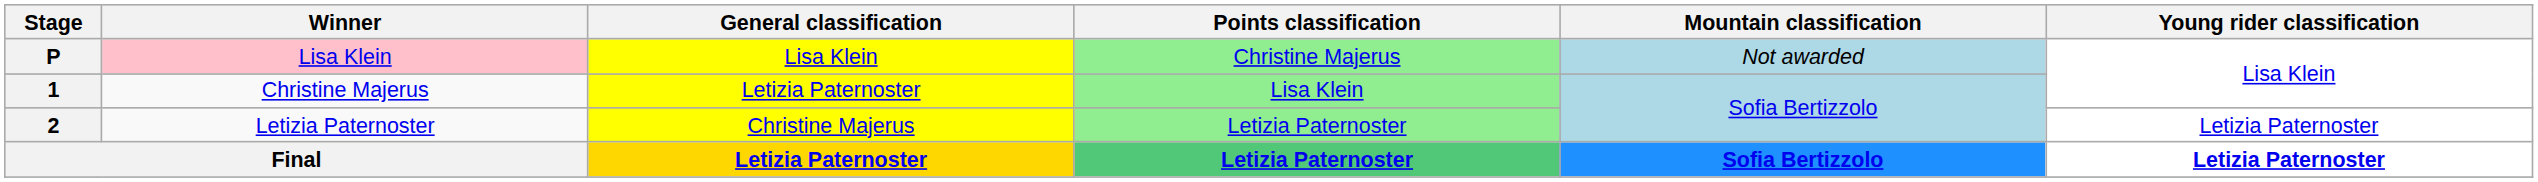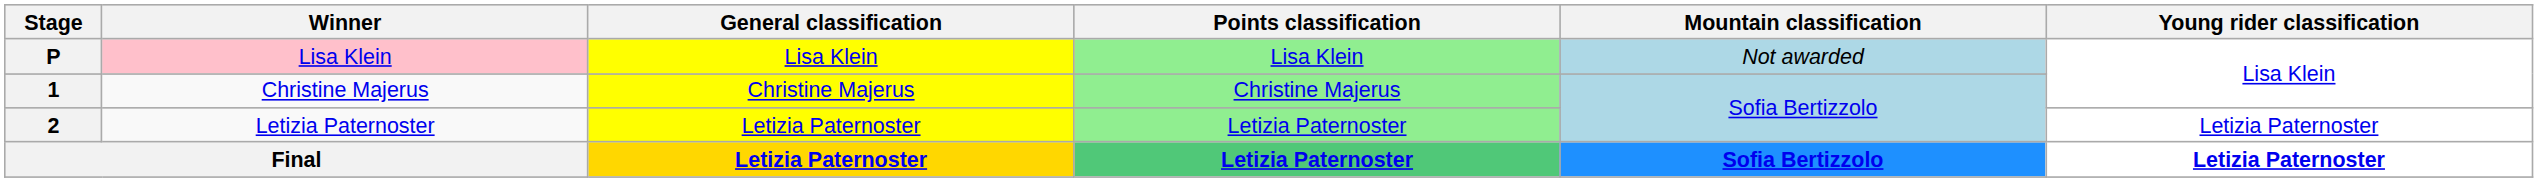(1317, 57) Christine Majerus -> (1317, 57) Lisa Klein
(831, 91) Letizia Paternoster -> (831, 91) Christine Majerus
(1317, 91) Lisa Klein -> (1317, 91) Christine Majerus
(831, 125) Christine Majerus -> (831, 125) Letizia Paternoster
